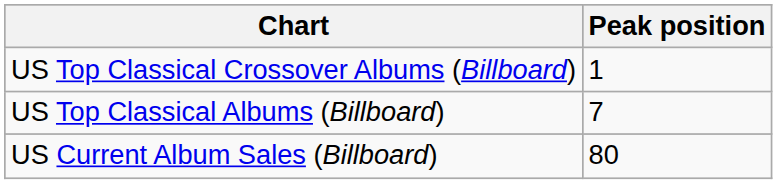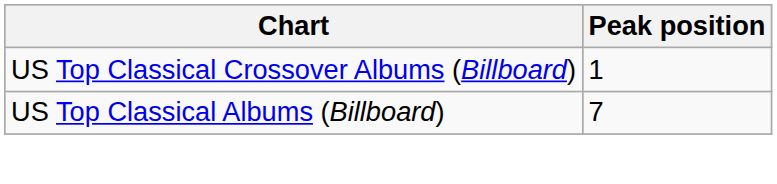- row: (224, 155)
